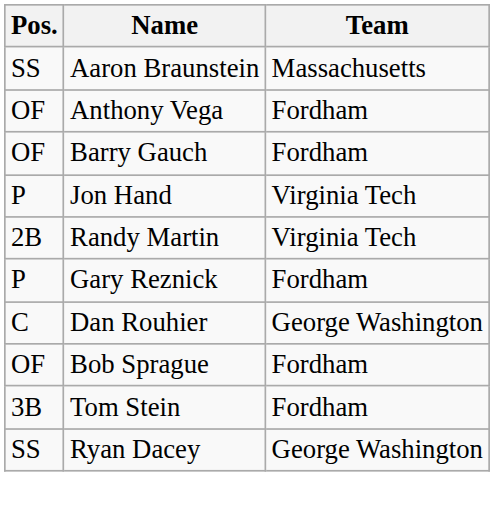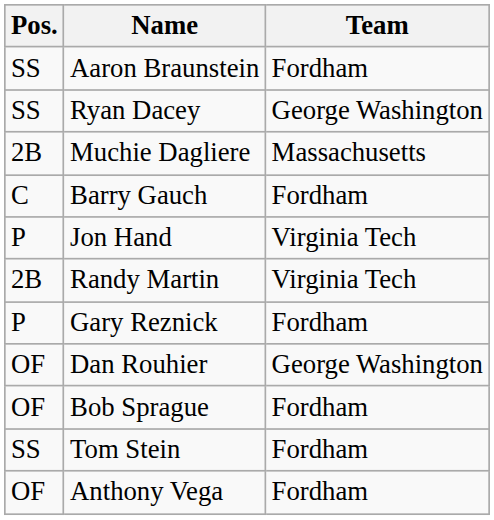(349, 68) Massachusetts -> (320, 68) Fordham
rows swapped: (135, 449) <-> (147, 110)
+ row: (160, 152)
(28, 152) OF -> (20, 195) C
(20, 322) C -> (28, 364) OF
(27, 407) 3B -> (26, 449) SS
